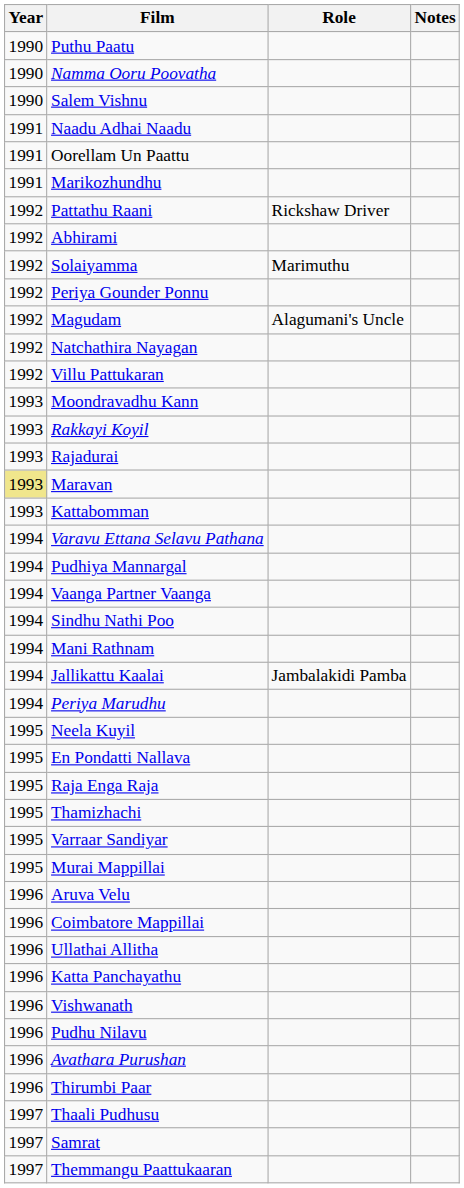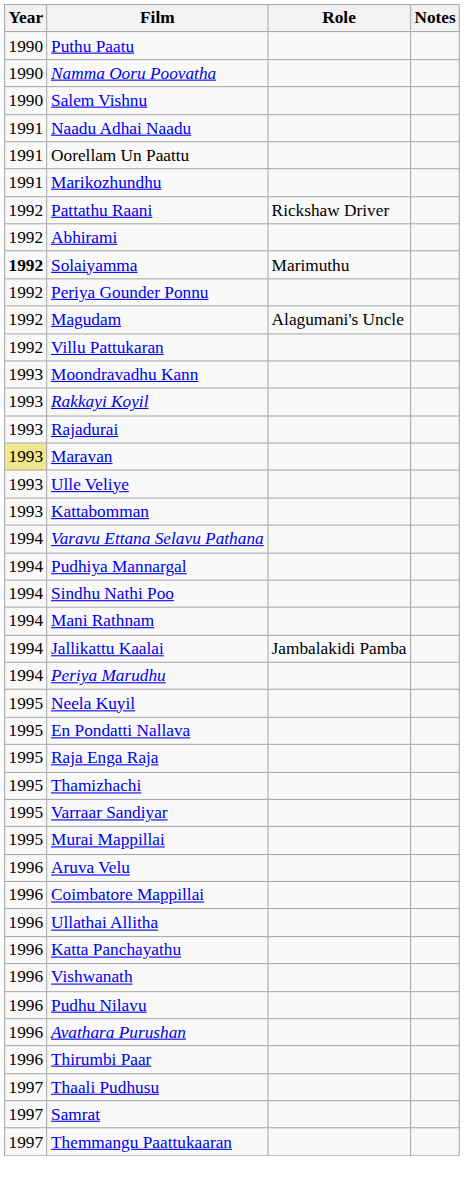(26, 264) normal -> (26, 264) bold
- row: (124, 347)
+ row: (90, 484)
- row: (131, 593)
